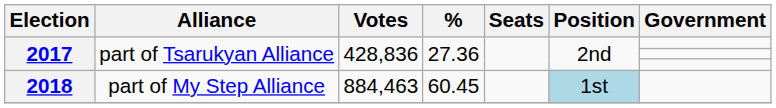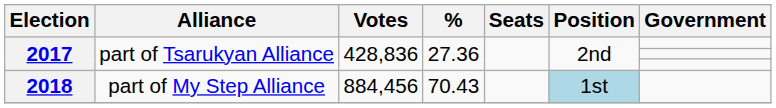(381, 86) 884,463 -> (381, 86) 884,456
(453, 86) 60.45 -> (453, 86) 70.43
